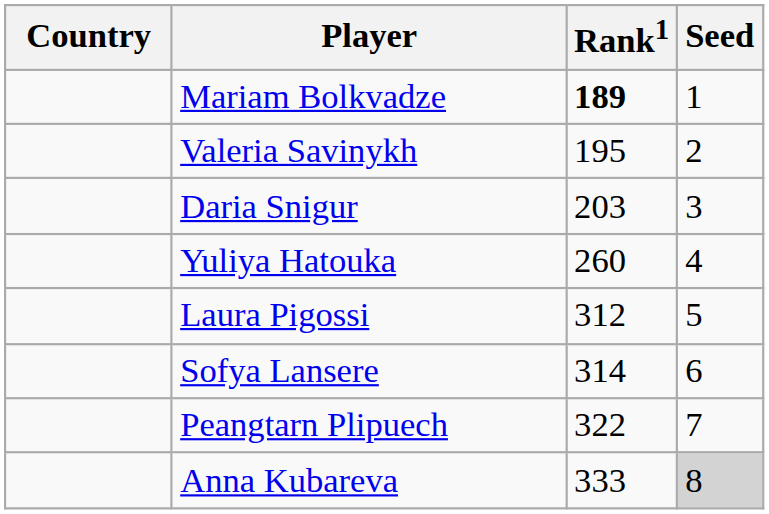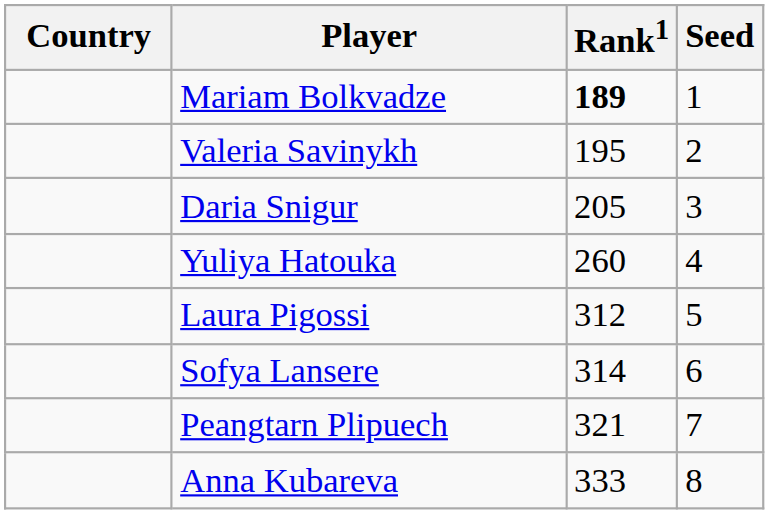(600, 205) 203 -> (600, 205) 205
(600, 424) 322 -> (600, 424) 321
(694, 479) lightgrey background -> (694, 479) no background
